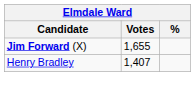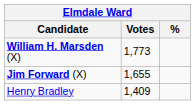+ row: (55, 52)
(137, 63) 1,407 -> (137, 91) 1,409
